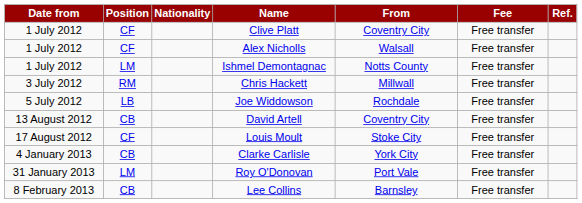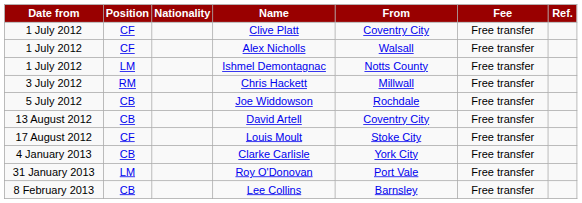(127, 102) LB -> (127, 102) CB
